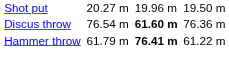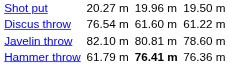(156, 24) bold -> (156, 24) normal
(204, 24) 76.36 m -> (204, 24) 61.22 m
+ row: (38, 41)
(204, 41) 61.22 m -> (204, 57) 76.36 m
